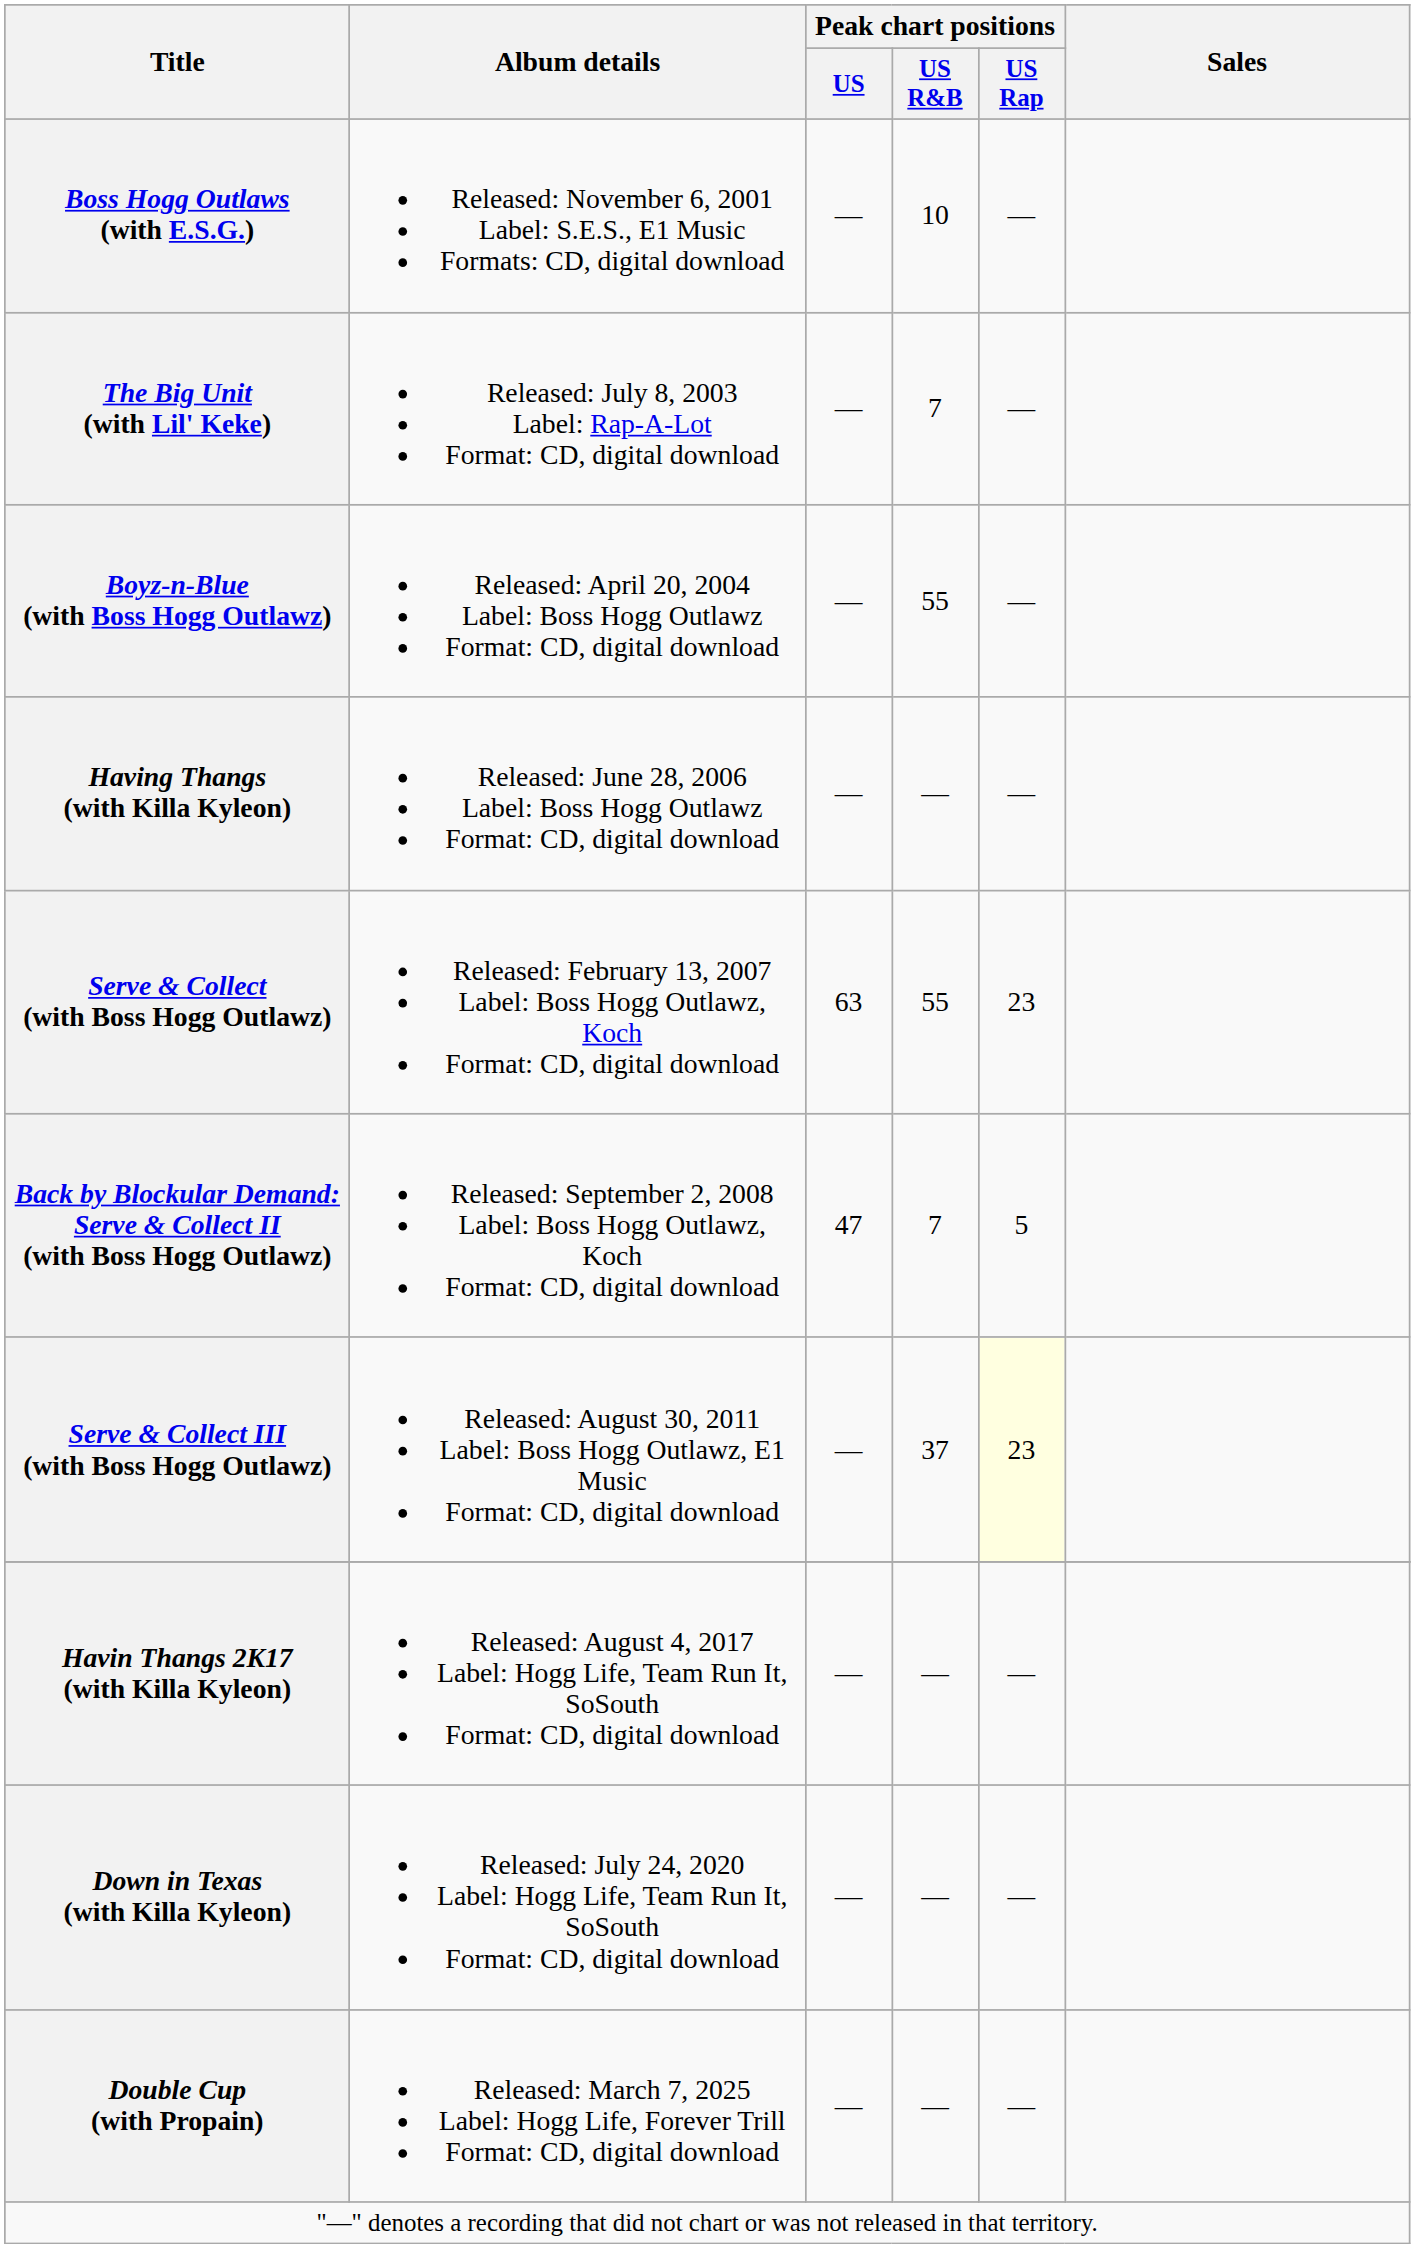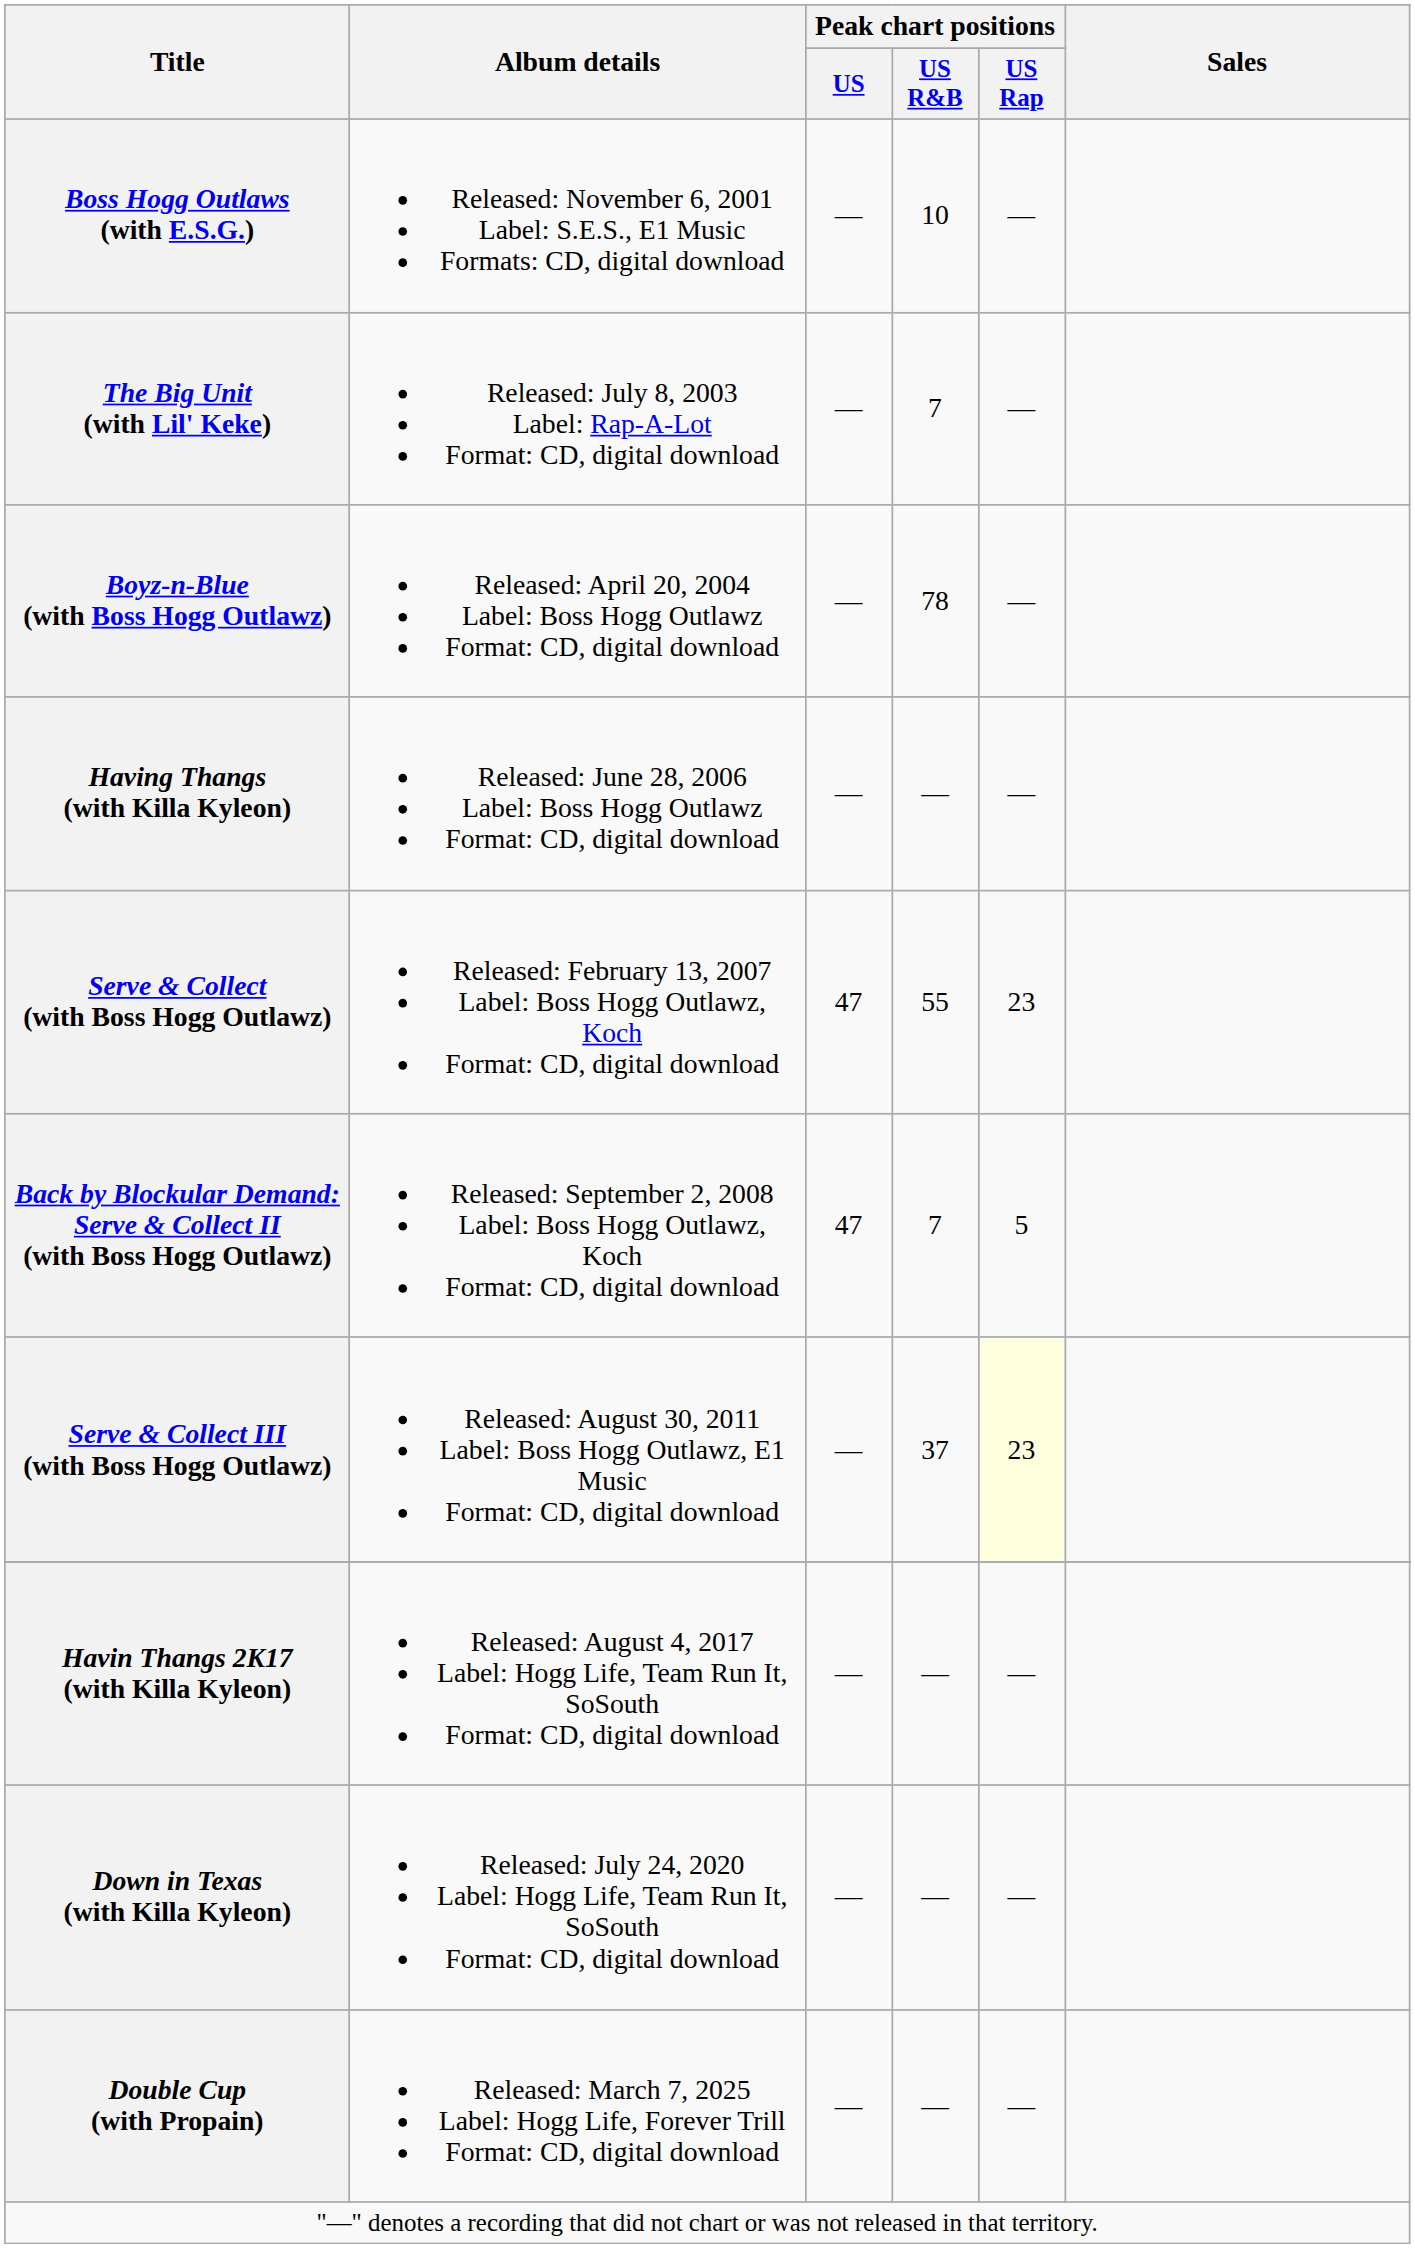(935, 600) 55 -> (935, 600) 78
(849, 1001) 63 -> (849, 1001) 47
